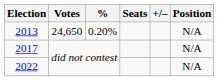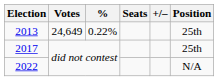(67, 31) 24,650 -> (67, 31) 24,649
(103, 31) 0.20% -> (103, 31) 0.22%
(192, 31) N/A -> (192, 31) 25th
(192, 48) N/A -> (192, 48) 25th
